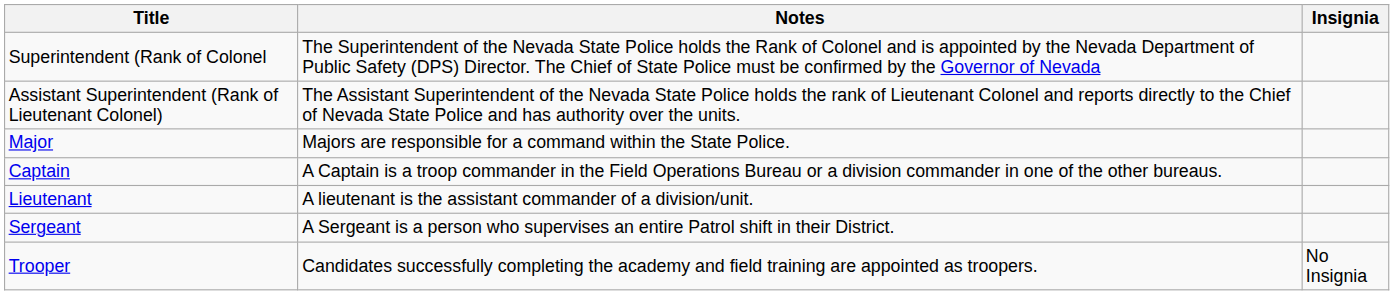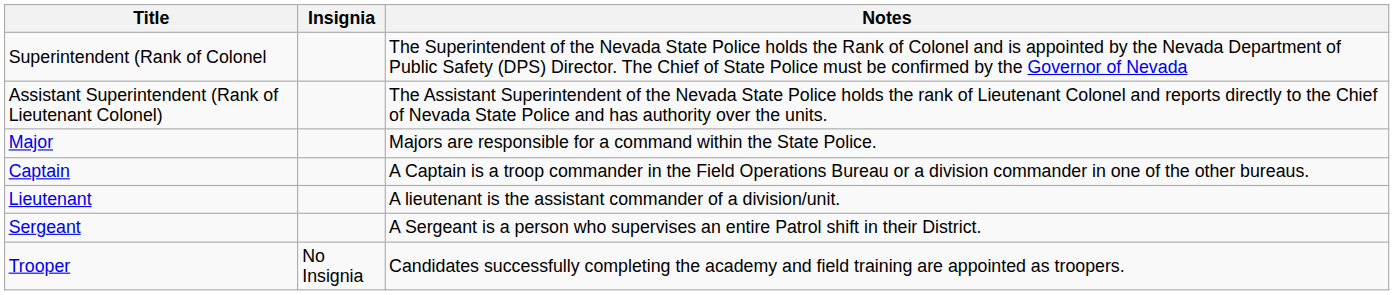columns swapped: (1345, 18) <-> (800, 18)
